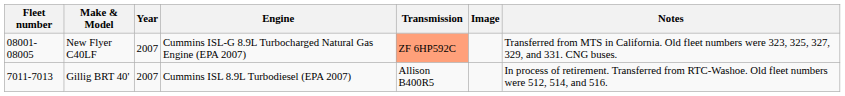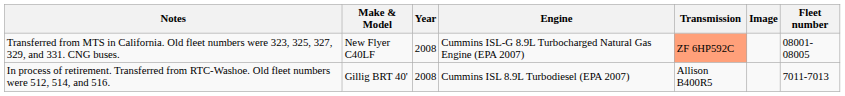columns swapped: (34, 19) <-> (671, 19)
(147, 48) 2007 -> (426, 48) 2008
(147, 77) 2007 -> (426, 77) 2008
